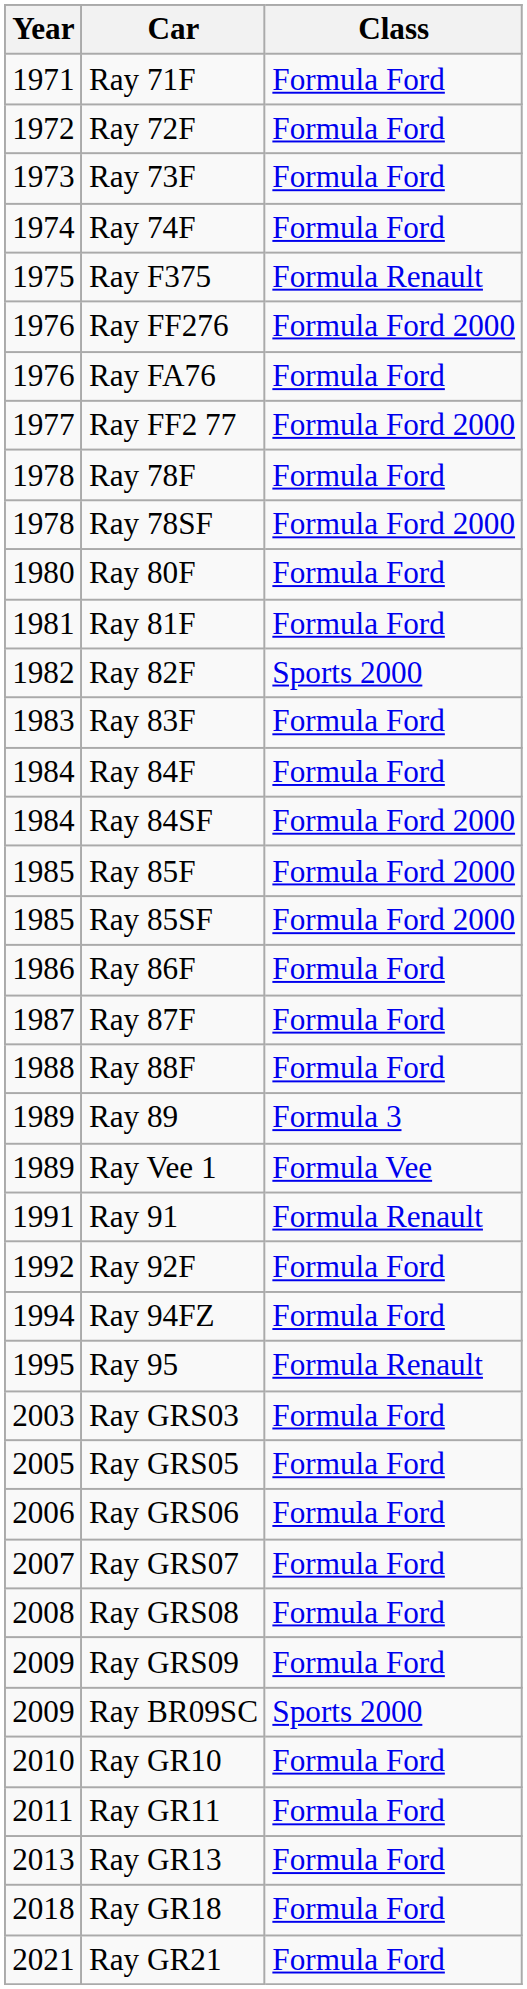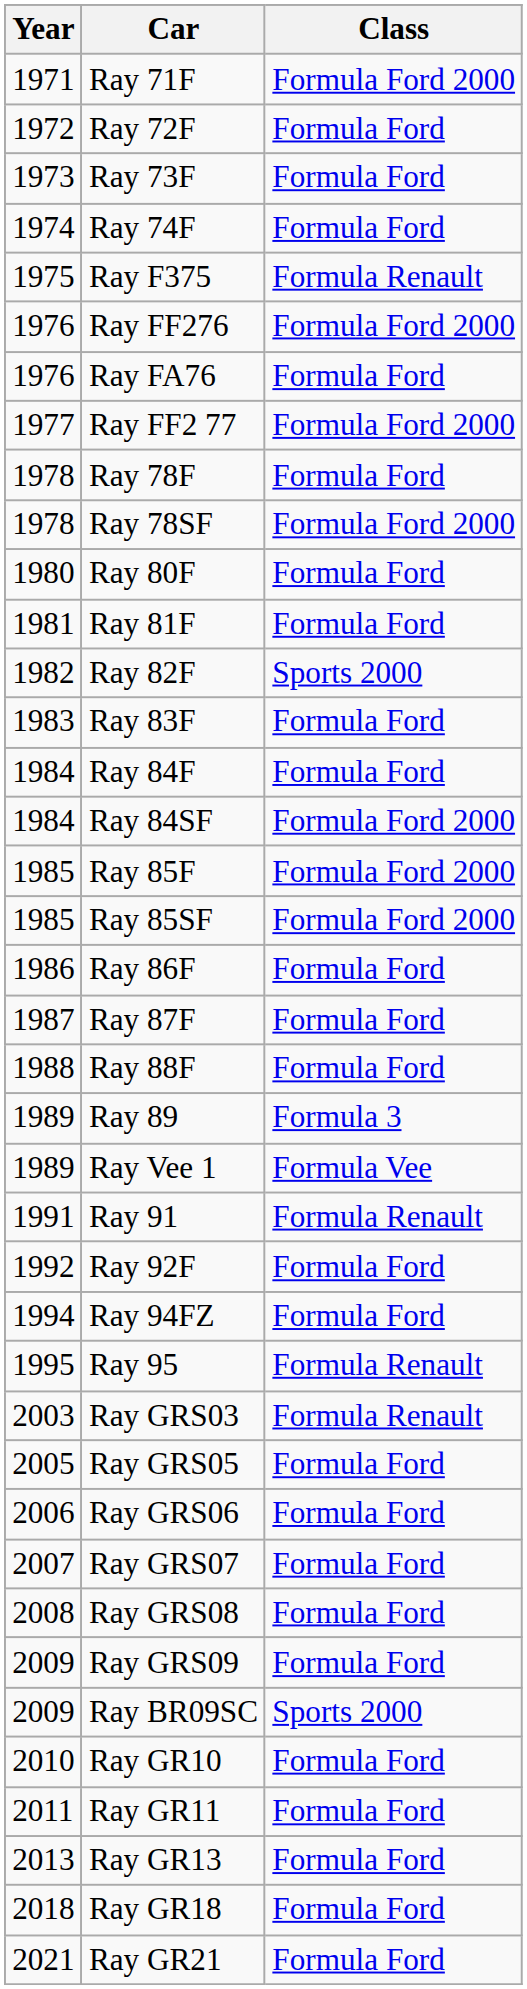(359, 78) Formula Ford -> (394, 78) Formula Ford 2000
(359, 1414) Formula Ford -> (378, 1414) Formula Renault
